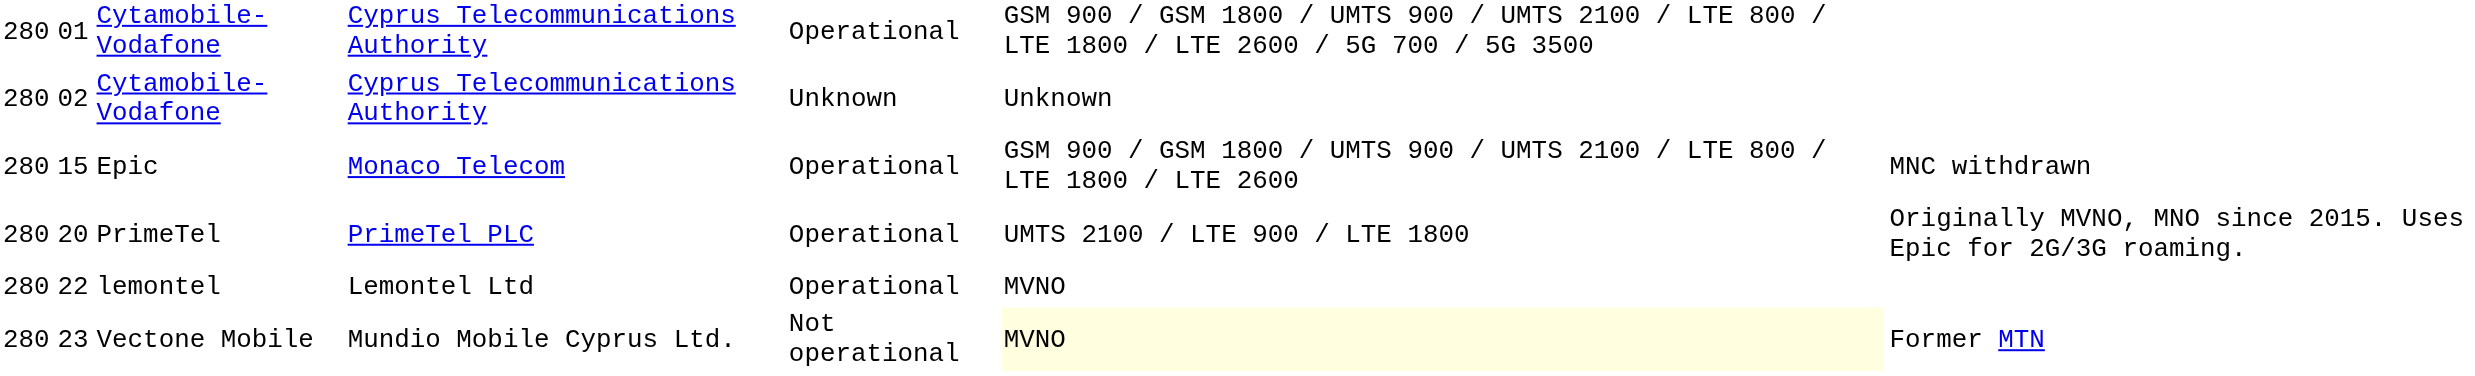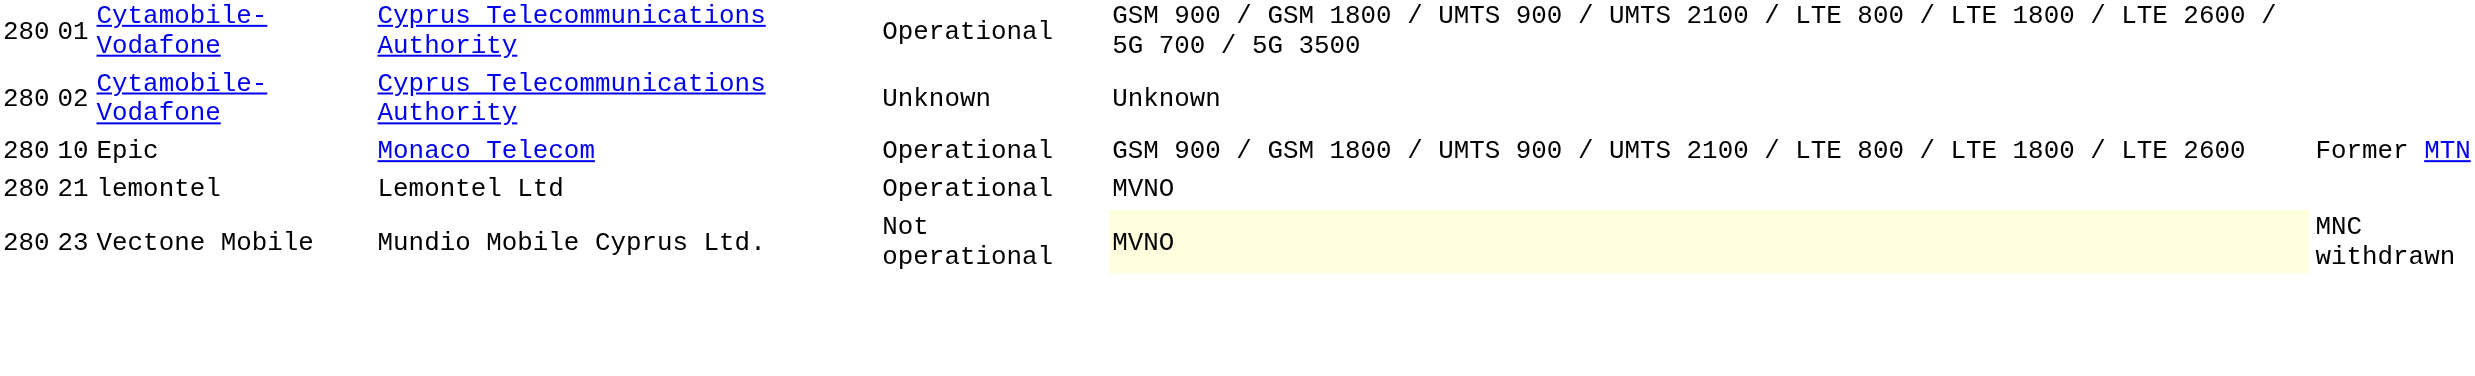(73, 166) 15 -> (73, 151) 10
(1990, 166) MNC withdrawn -> (2393, 151) Former MTN
- row: (159, 234)
(73, 287) 22 -> (73, 189) 21
(1967, 339) Former MTN -> (2385, 242) MNC withdrawn
